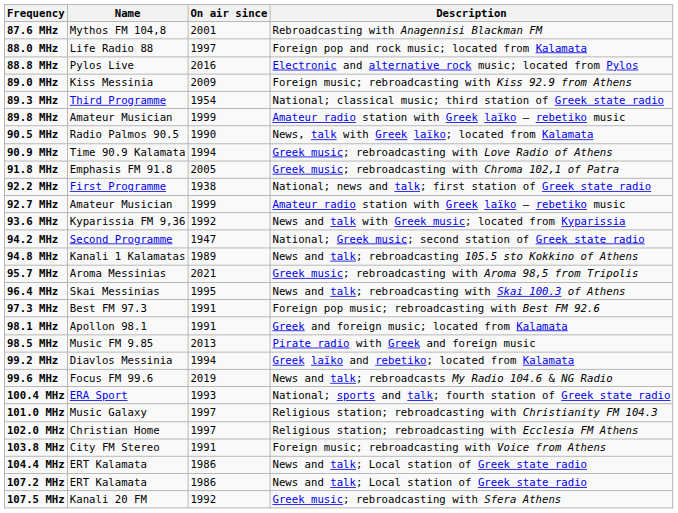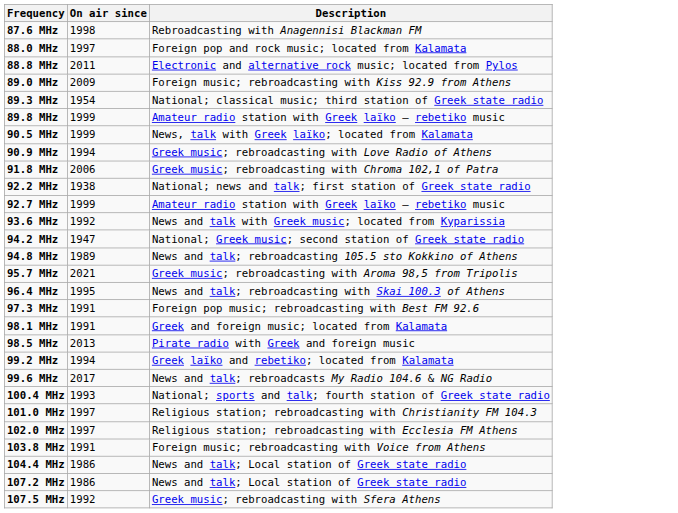- column: (128, 13)
(203, 30) 2001 -> (83, 30) 1998
(203, 65) 2016 -> (83, 65) 2011
(203, 135) 1990 -> (83, 135) 1999
(203, 169) 2005 -> (83, 169) 2006
(203, 378) 2019 -> (83, 378) 2017
